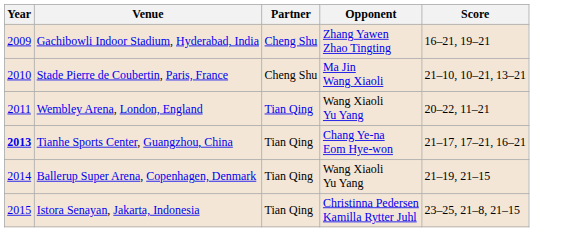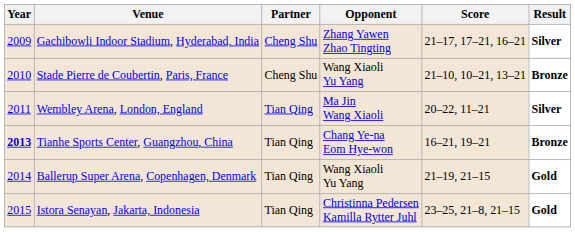+ column: (550, 14)
(457, 41) 16–21, 19–21 -> (475, 41) 21–17, 17–21, 16–21
(353, 75) Ma Jin Wang Xiaoli -> (353, 75) Wang Xiaoli Yu Yang
(353, 109) Wang Xiaoli Yu Yang -> (353, 109) Ma Jin Wang Xiaoli
(475, 142) 21–17, 17–21, 16–21 -> (457, 142) 16–21, 19–21
